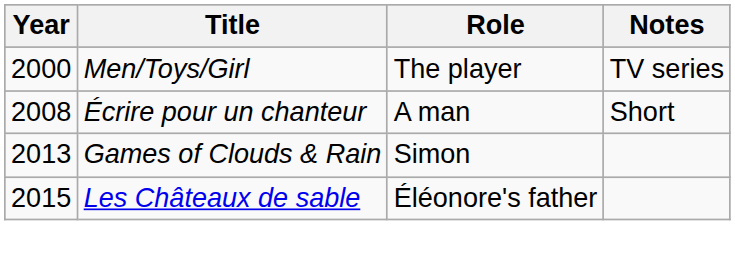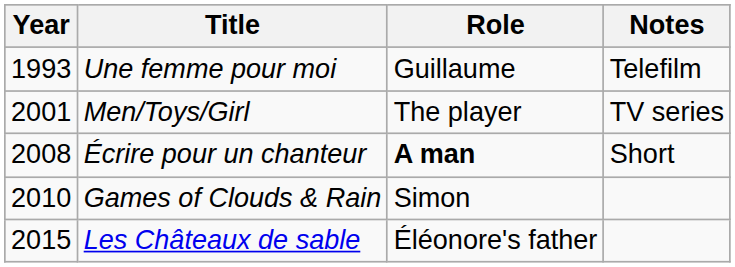+ row: (210, 68)
(41, 68) 2000 -> (41, 111) 2001
(432, 111) normal -> (435, 154) bold
(41, 154) 2013 -> (41, 197) 2010
